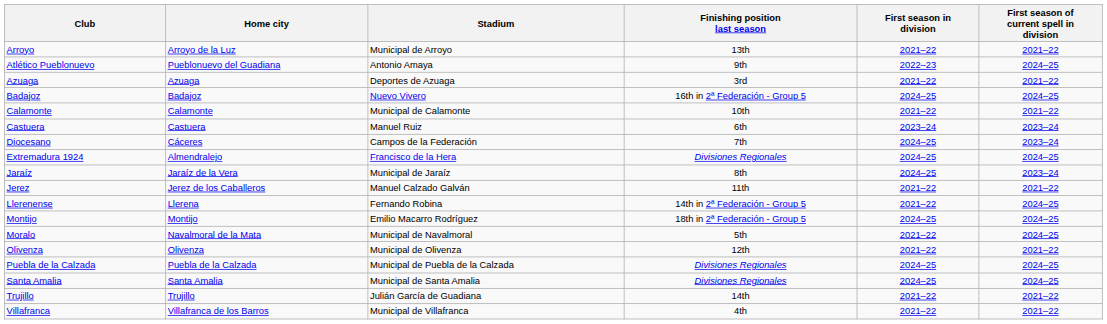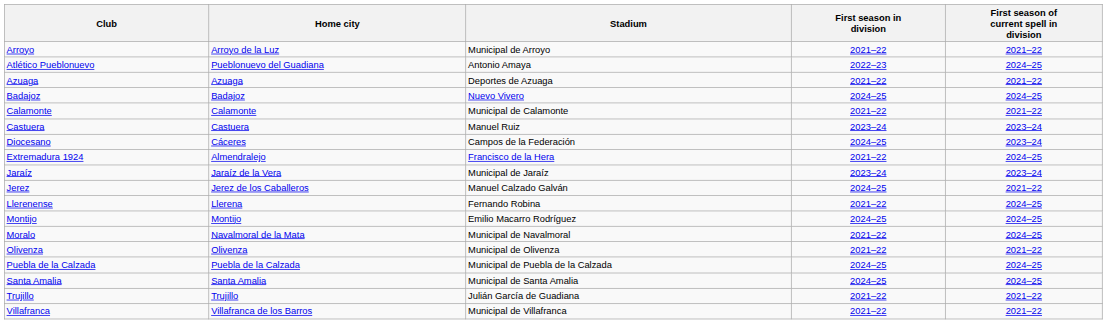- column: (741, 23)
(918, 157) 2024–25 -> (868, 157) 2021–22
(918, 172) 2024–25 -> (868, 172) 2023–24
(918, 188) 2021–22 -> (868, 188) 2024–25
